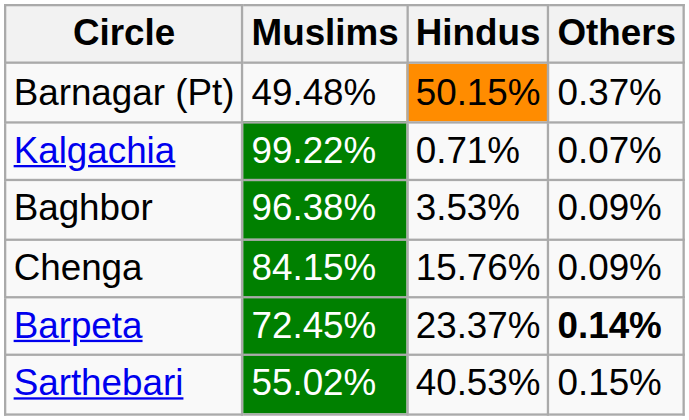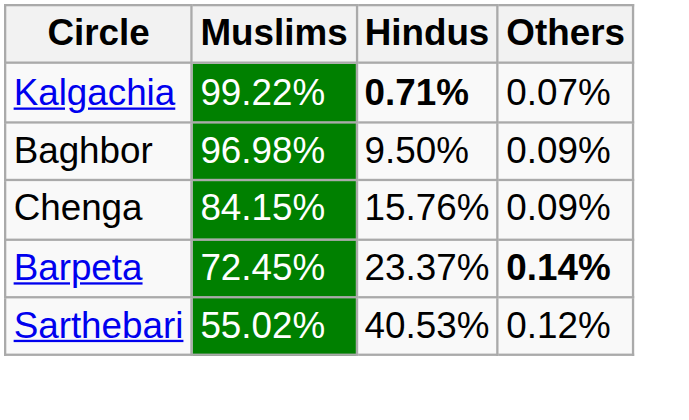- row: (124, 92)
(468, 150) normal -> (417, 92) bold
(314, 208) 96.38% -> (263, 150) 96.98%
(468, 208) 3.53% -> (417, 150) 9.50%
(610, 383) 0.15% -> (559, 325) 0.12%
